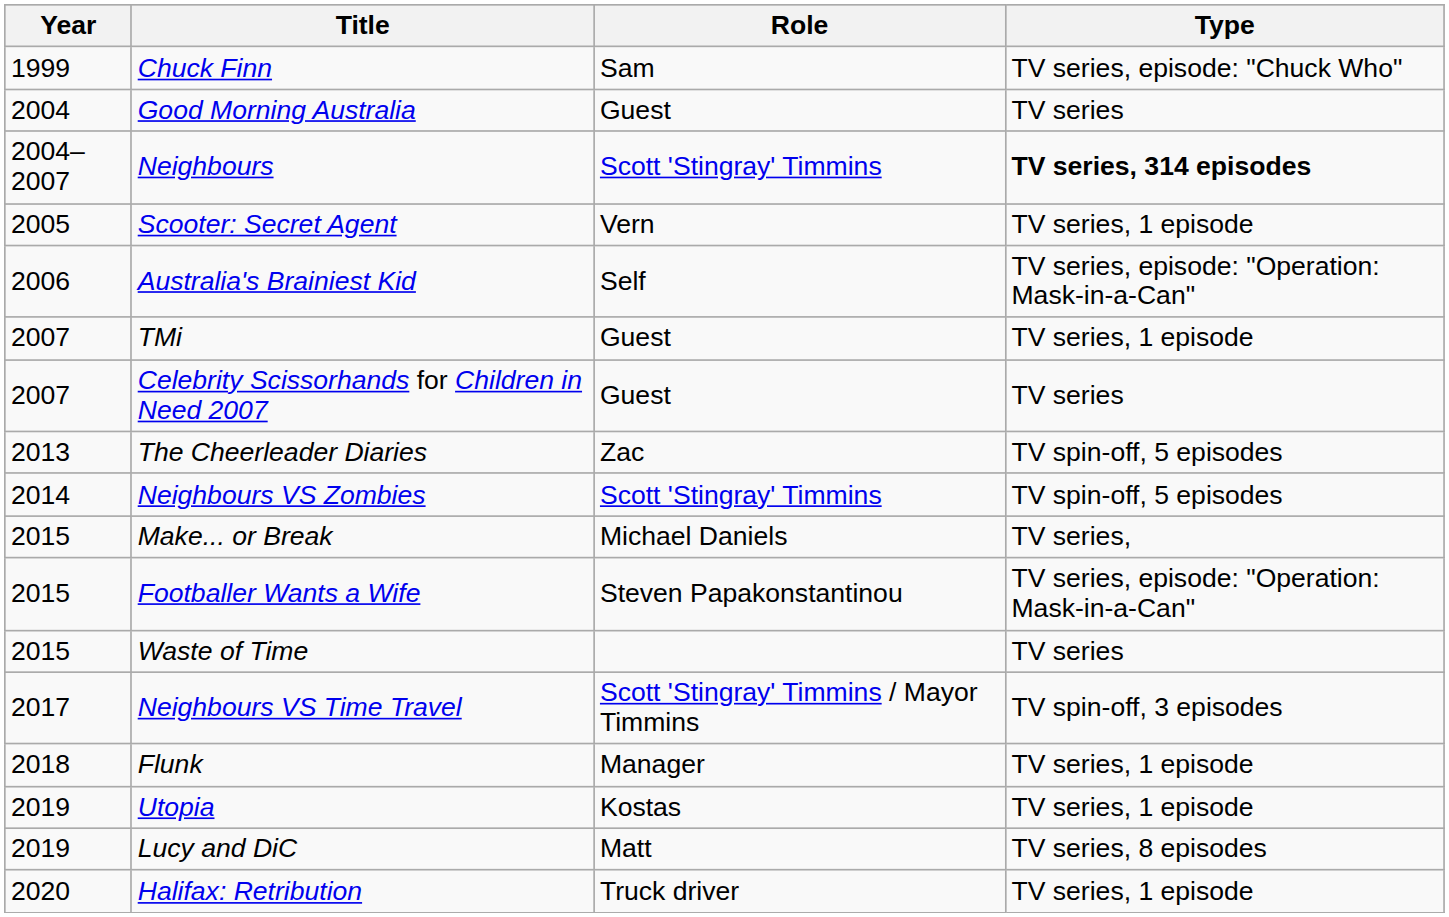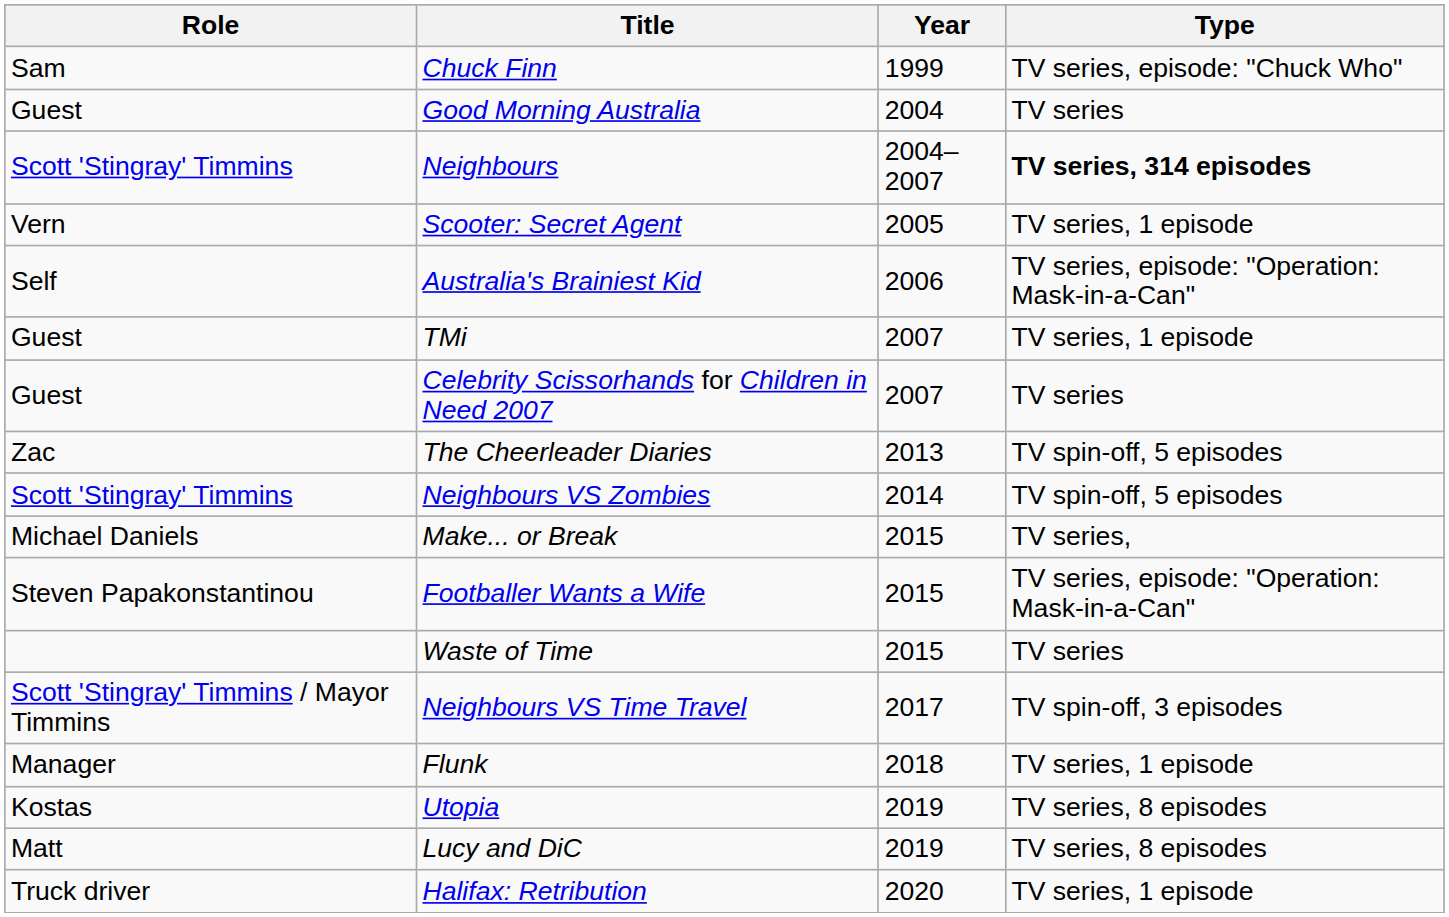columns swapped: (68, 25) <-> (800, 25)
(1133, 806) TV series, 1 episode -> (1139, 806) TV series, 8 episodes
